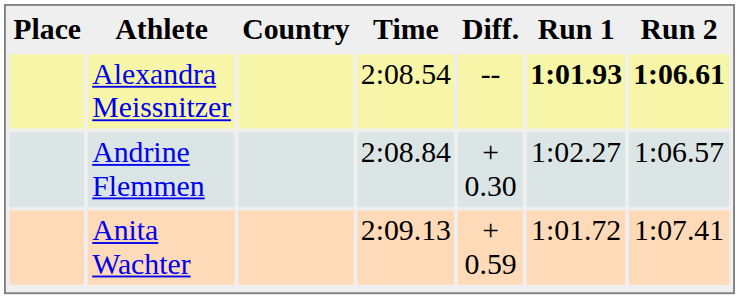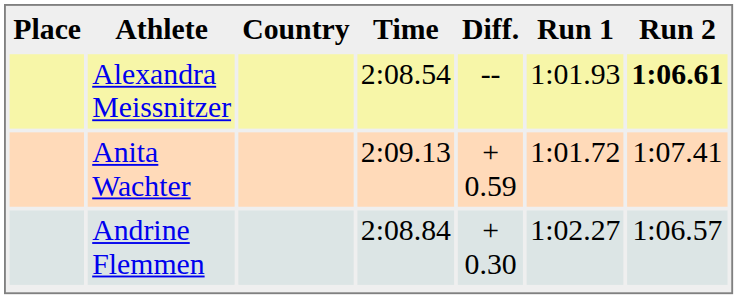(576, 74) bold -> (575, 74) normal
rows swapped: (148, 169) <-> (141, 247)
